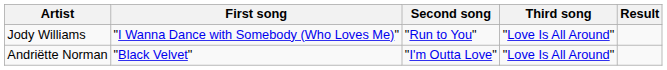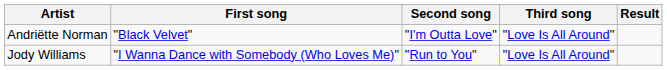rows swapped: (58, 55) <-> (46, 34)
